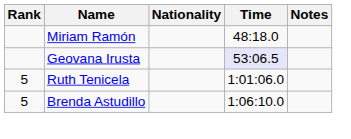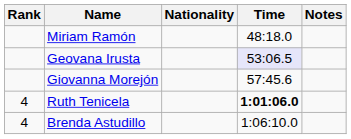+ row: (103, 79)
(24, 79) 5 -> (24, 101) 4
(256, 79) normal -> (269, 101) bold
(24, 101) 5 -> (24, 123) 4
